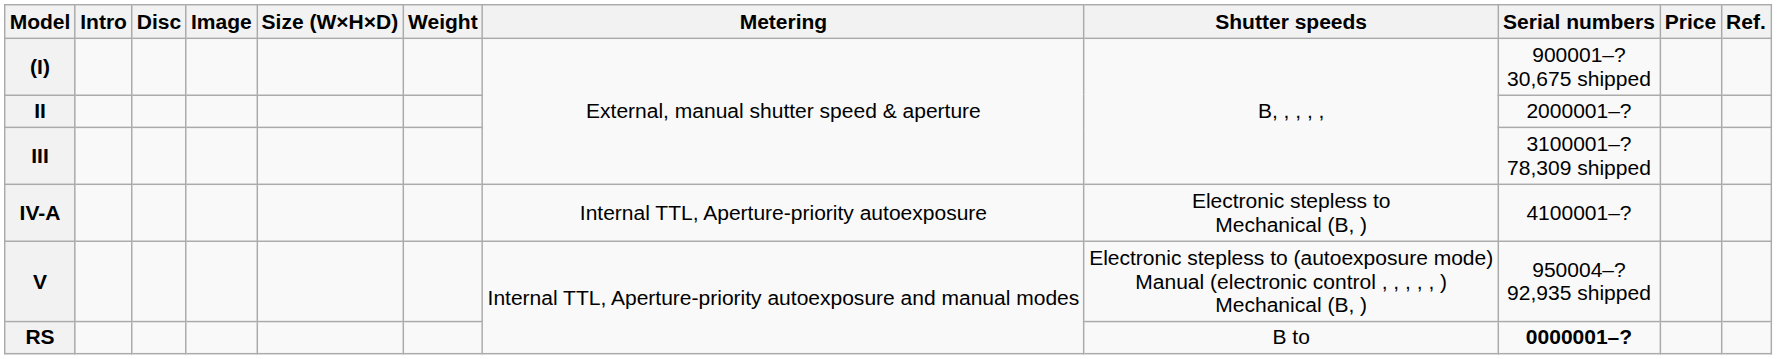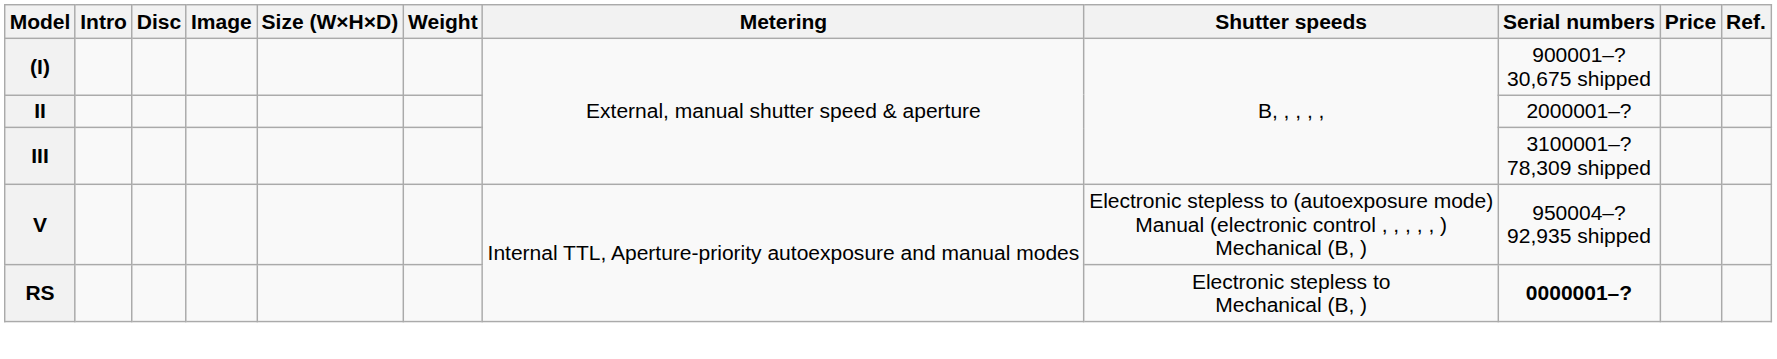- row: (40, 213)
(1291, 338) B to -> (1291, 293) Electronic stepless to Mechanical (B, )
